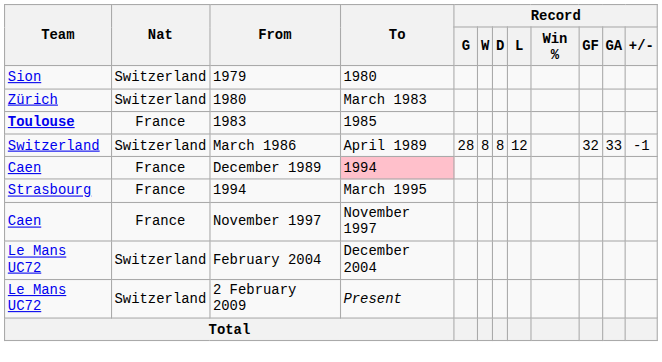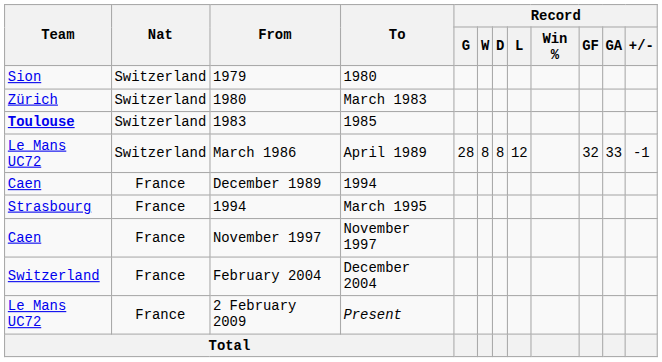(160, 123) France -> (160, 123) Switzerland
(54, 145) Switzerland -> (37, 153) Le Mans UC72
(360, 168) pink background -> (360, 184) no background
(37, 260) Le Mans UC72 -> (54, 276) Switzerland
(160, 260) Switzerland -> (160, 276) France
(160, 299) Switzerland -> (160, 315) France
